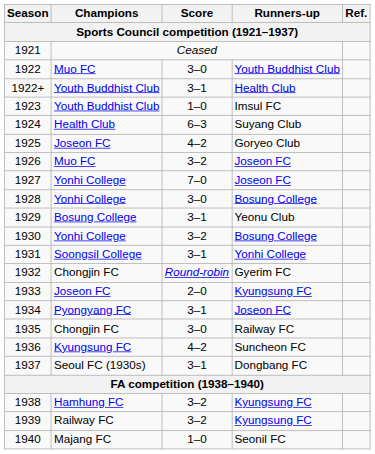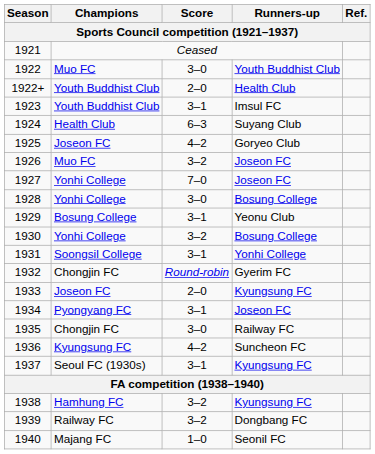(197, 87) 3–1 -> (197, 87) 2–0
(197, 106) 1–0 -> (197, 106) 3–1
(271, 365) Dongbang FC -> (273, 365) Kyungsung FC
(273, 421) Kyungsung FC -> (271, 421) Dongbang FC
